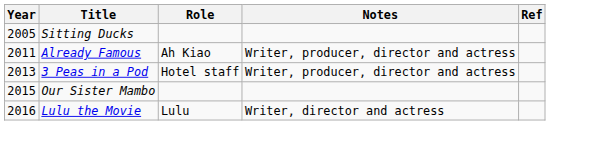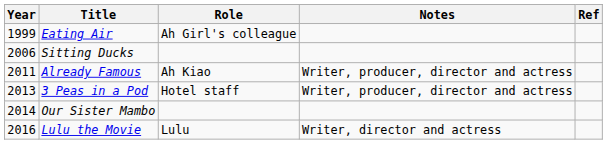+ row: (77, 33)
(22, 33) 2005 -> (22, 53) 2006
(22, 91) 2015 -> (22, 110) 2014
